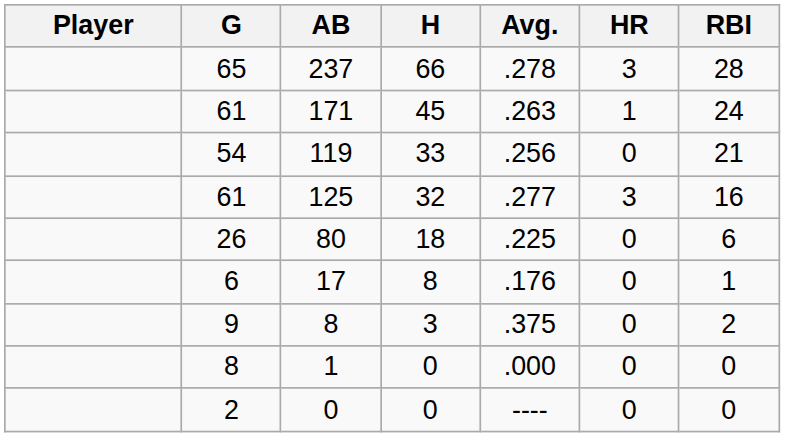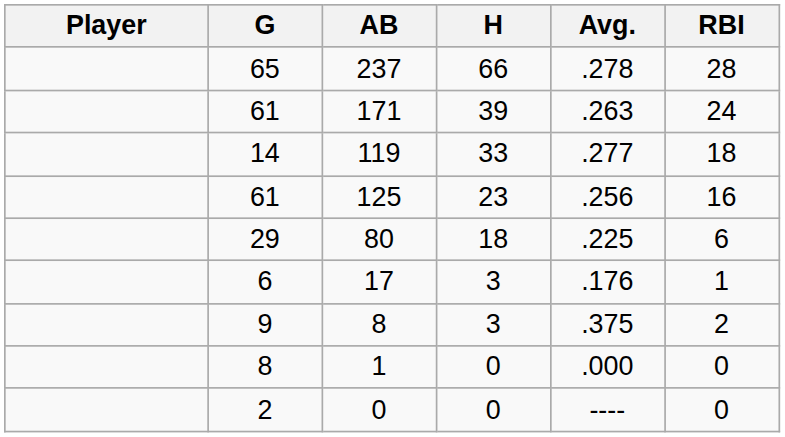- column: (629, 25)
(430, 111) 45 -> (493, 111) 39
(231, 153) 54 -> (265, 153) 14
(530, 153) .256 -> (607, 153) .277
(729, 153) 21 -> (721, 153) 18
(430, 196) 32 -> (493, 196) 23
(530, 196) .277 -> (607, 196) .256
(231, 238) 26 -> (265, 238) 29
(430, 281) 8 -> (493, 281) 3
